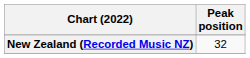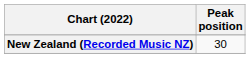(221, 44) 32 -> (221, 44) 30
